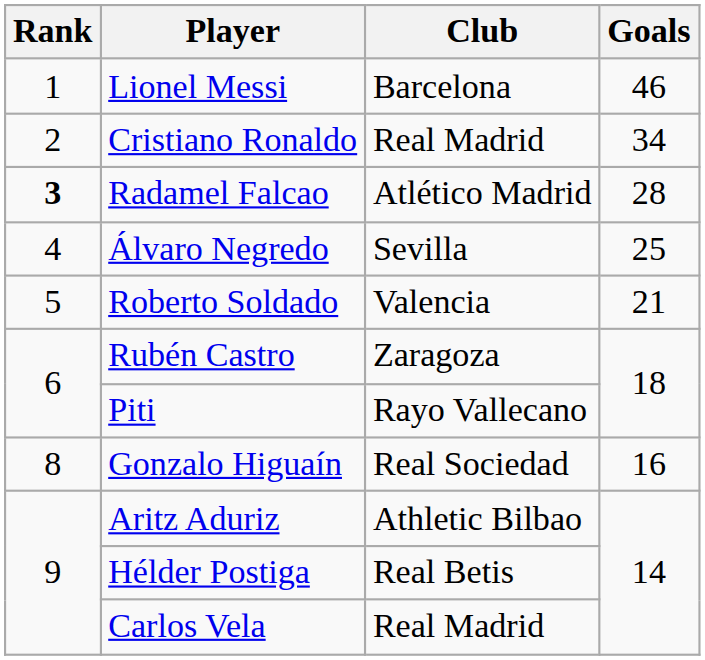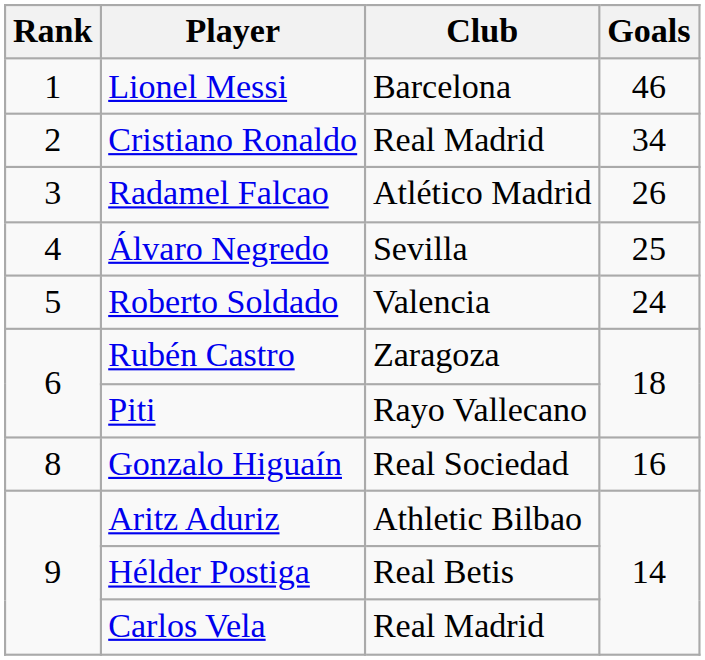(53, 193) bold -> (53, 193) normal
(649, 193) 28 -> (649, 193) 26
(649, 301) 21 -> (649, 301) 24
